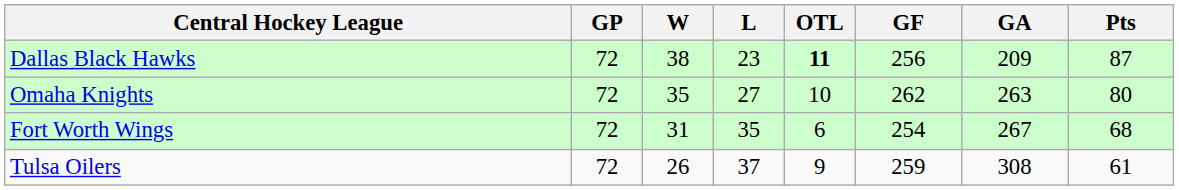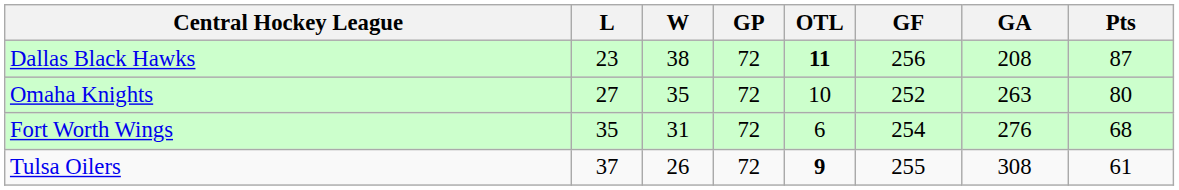columns swapped: (607, 22) <-> (749, 22)
(1015, 58) 209 -> (1015, 58) 208
(908, 94) 262 -> (908, 94) 252
(1015, 130) 267 -> (1015, 130) 276
(820, 166) normal -> (820, 166) bold
(908, 166) 259 -> (908, 166) 255
